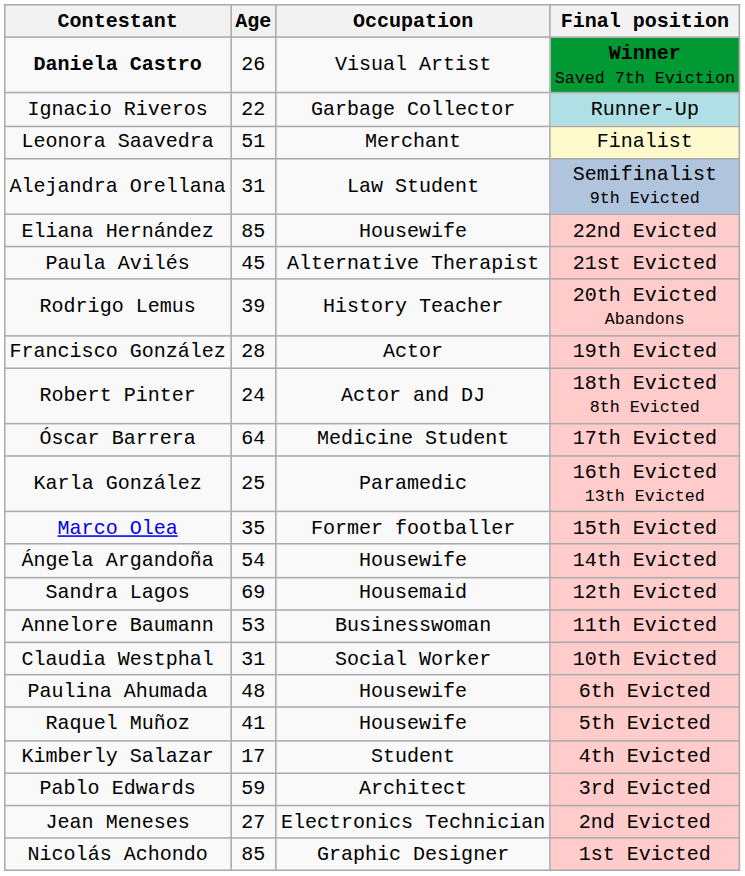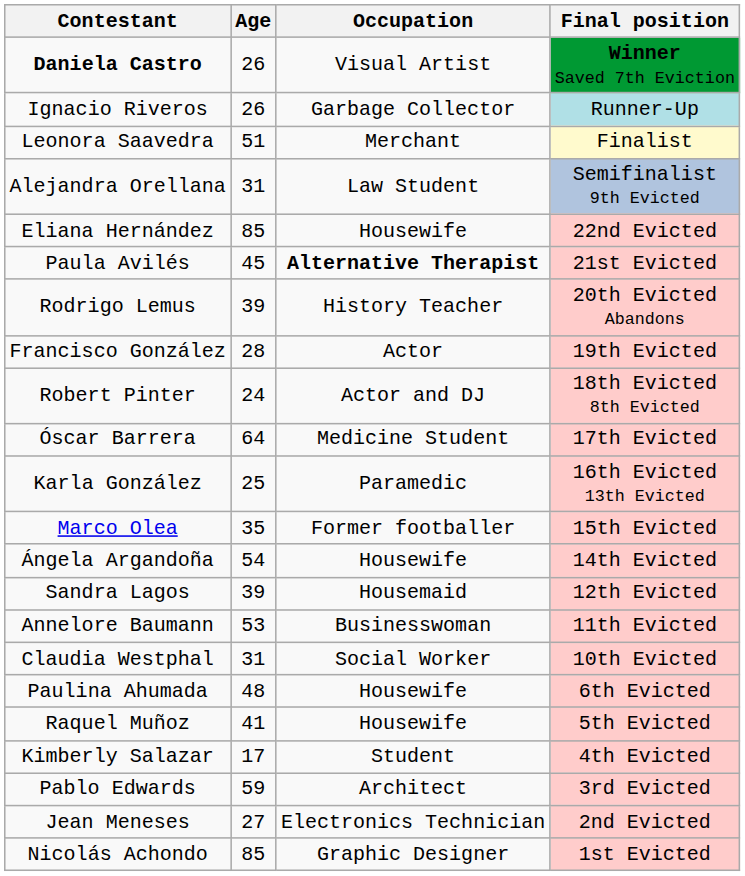(253, 109) 22 -> (253, 109) 26
(413, 263) normal -> (413, 263) bold
(253, 593) 69 -> (253, 593) 39
